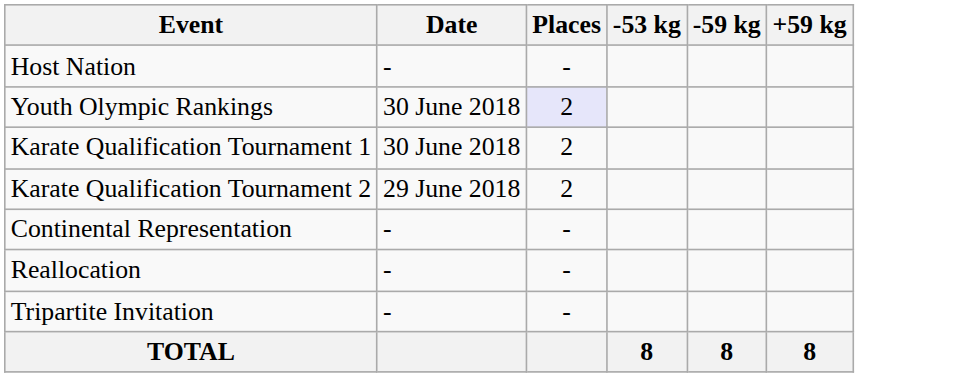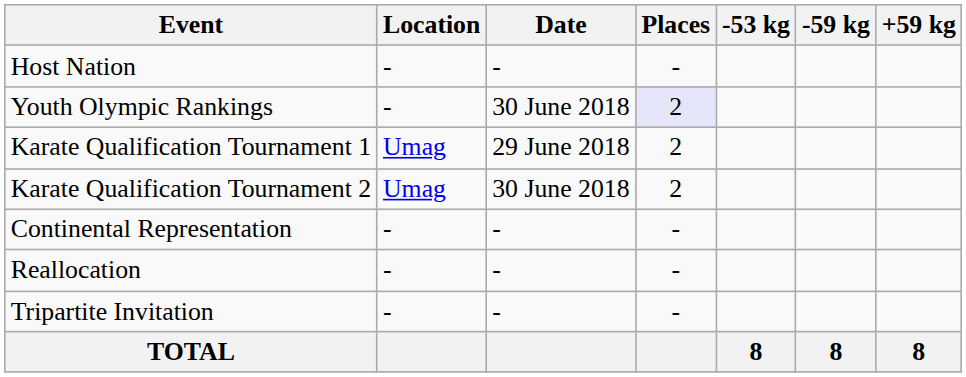+ column: (432, 24)
(452, 147) 30 June 2018 -> (561, 147) 29 June 2018
(452, 188) 29 June 2018 -> (561, 188) 30 June 2018
